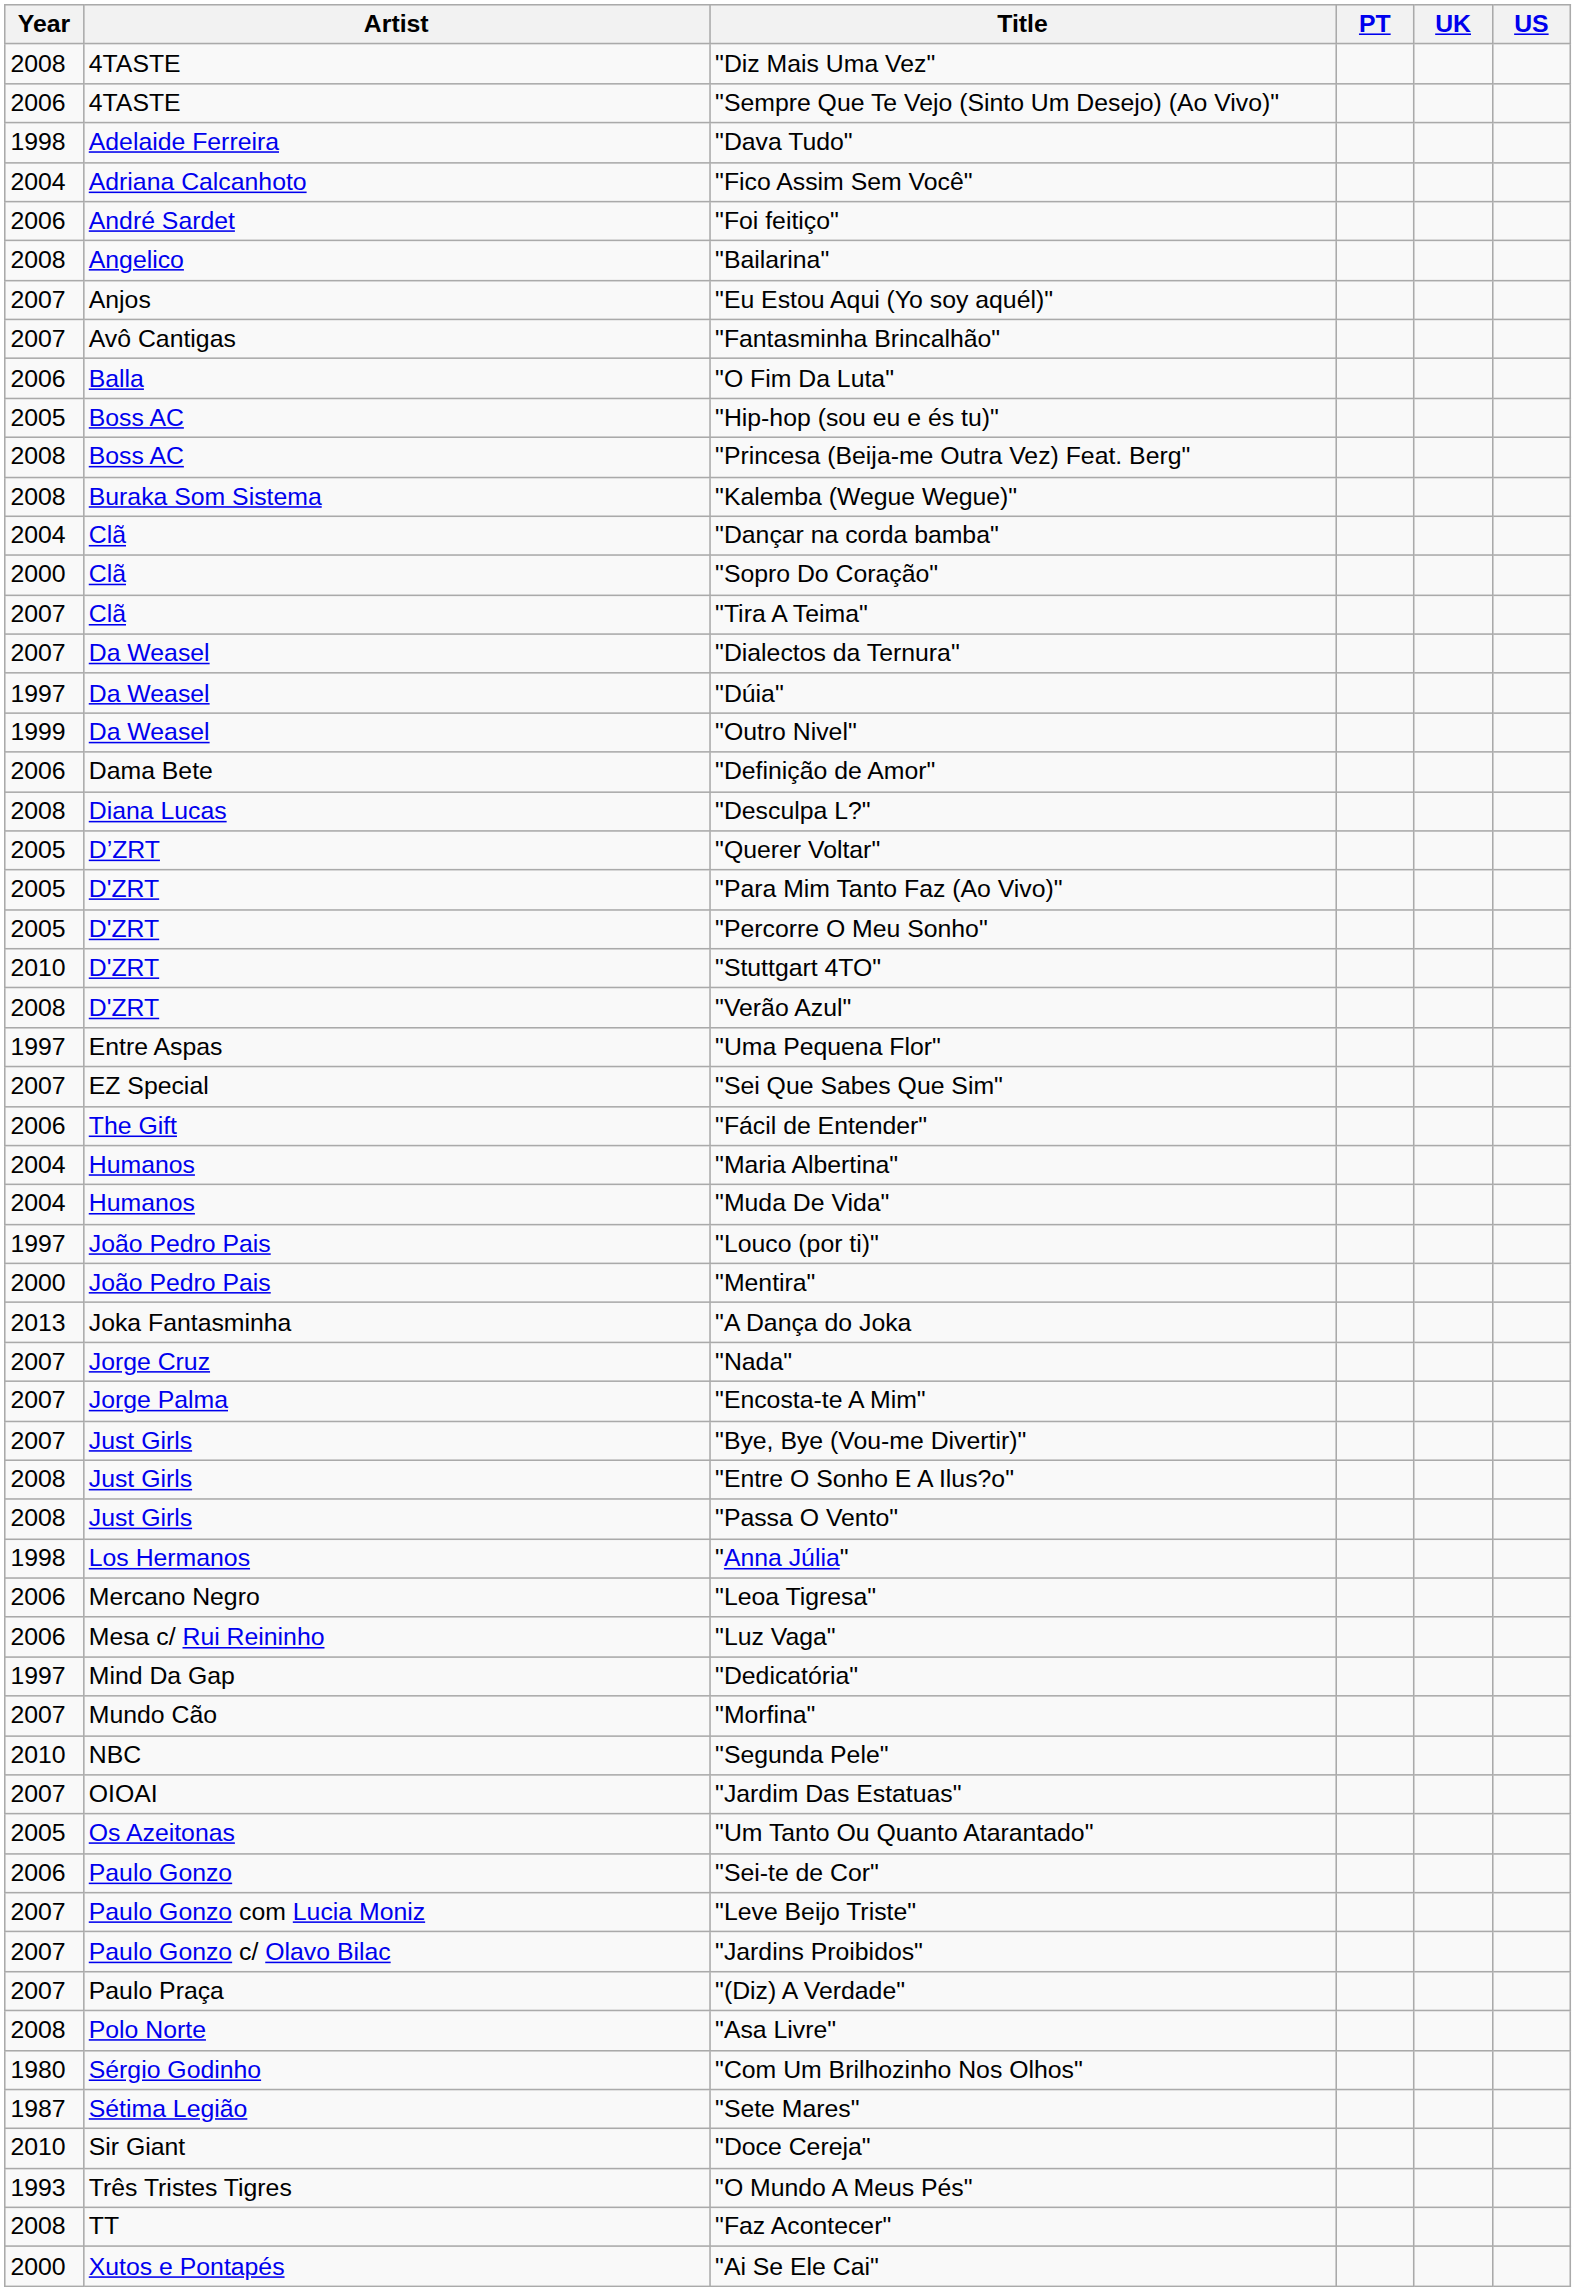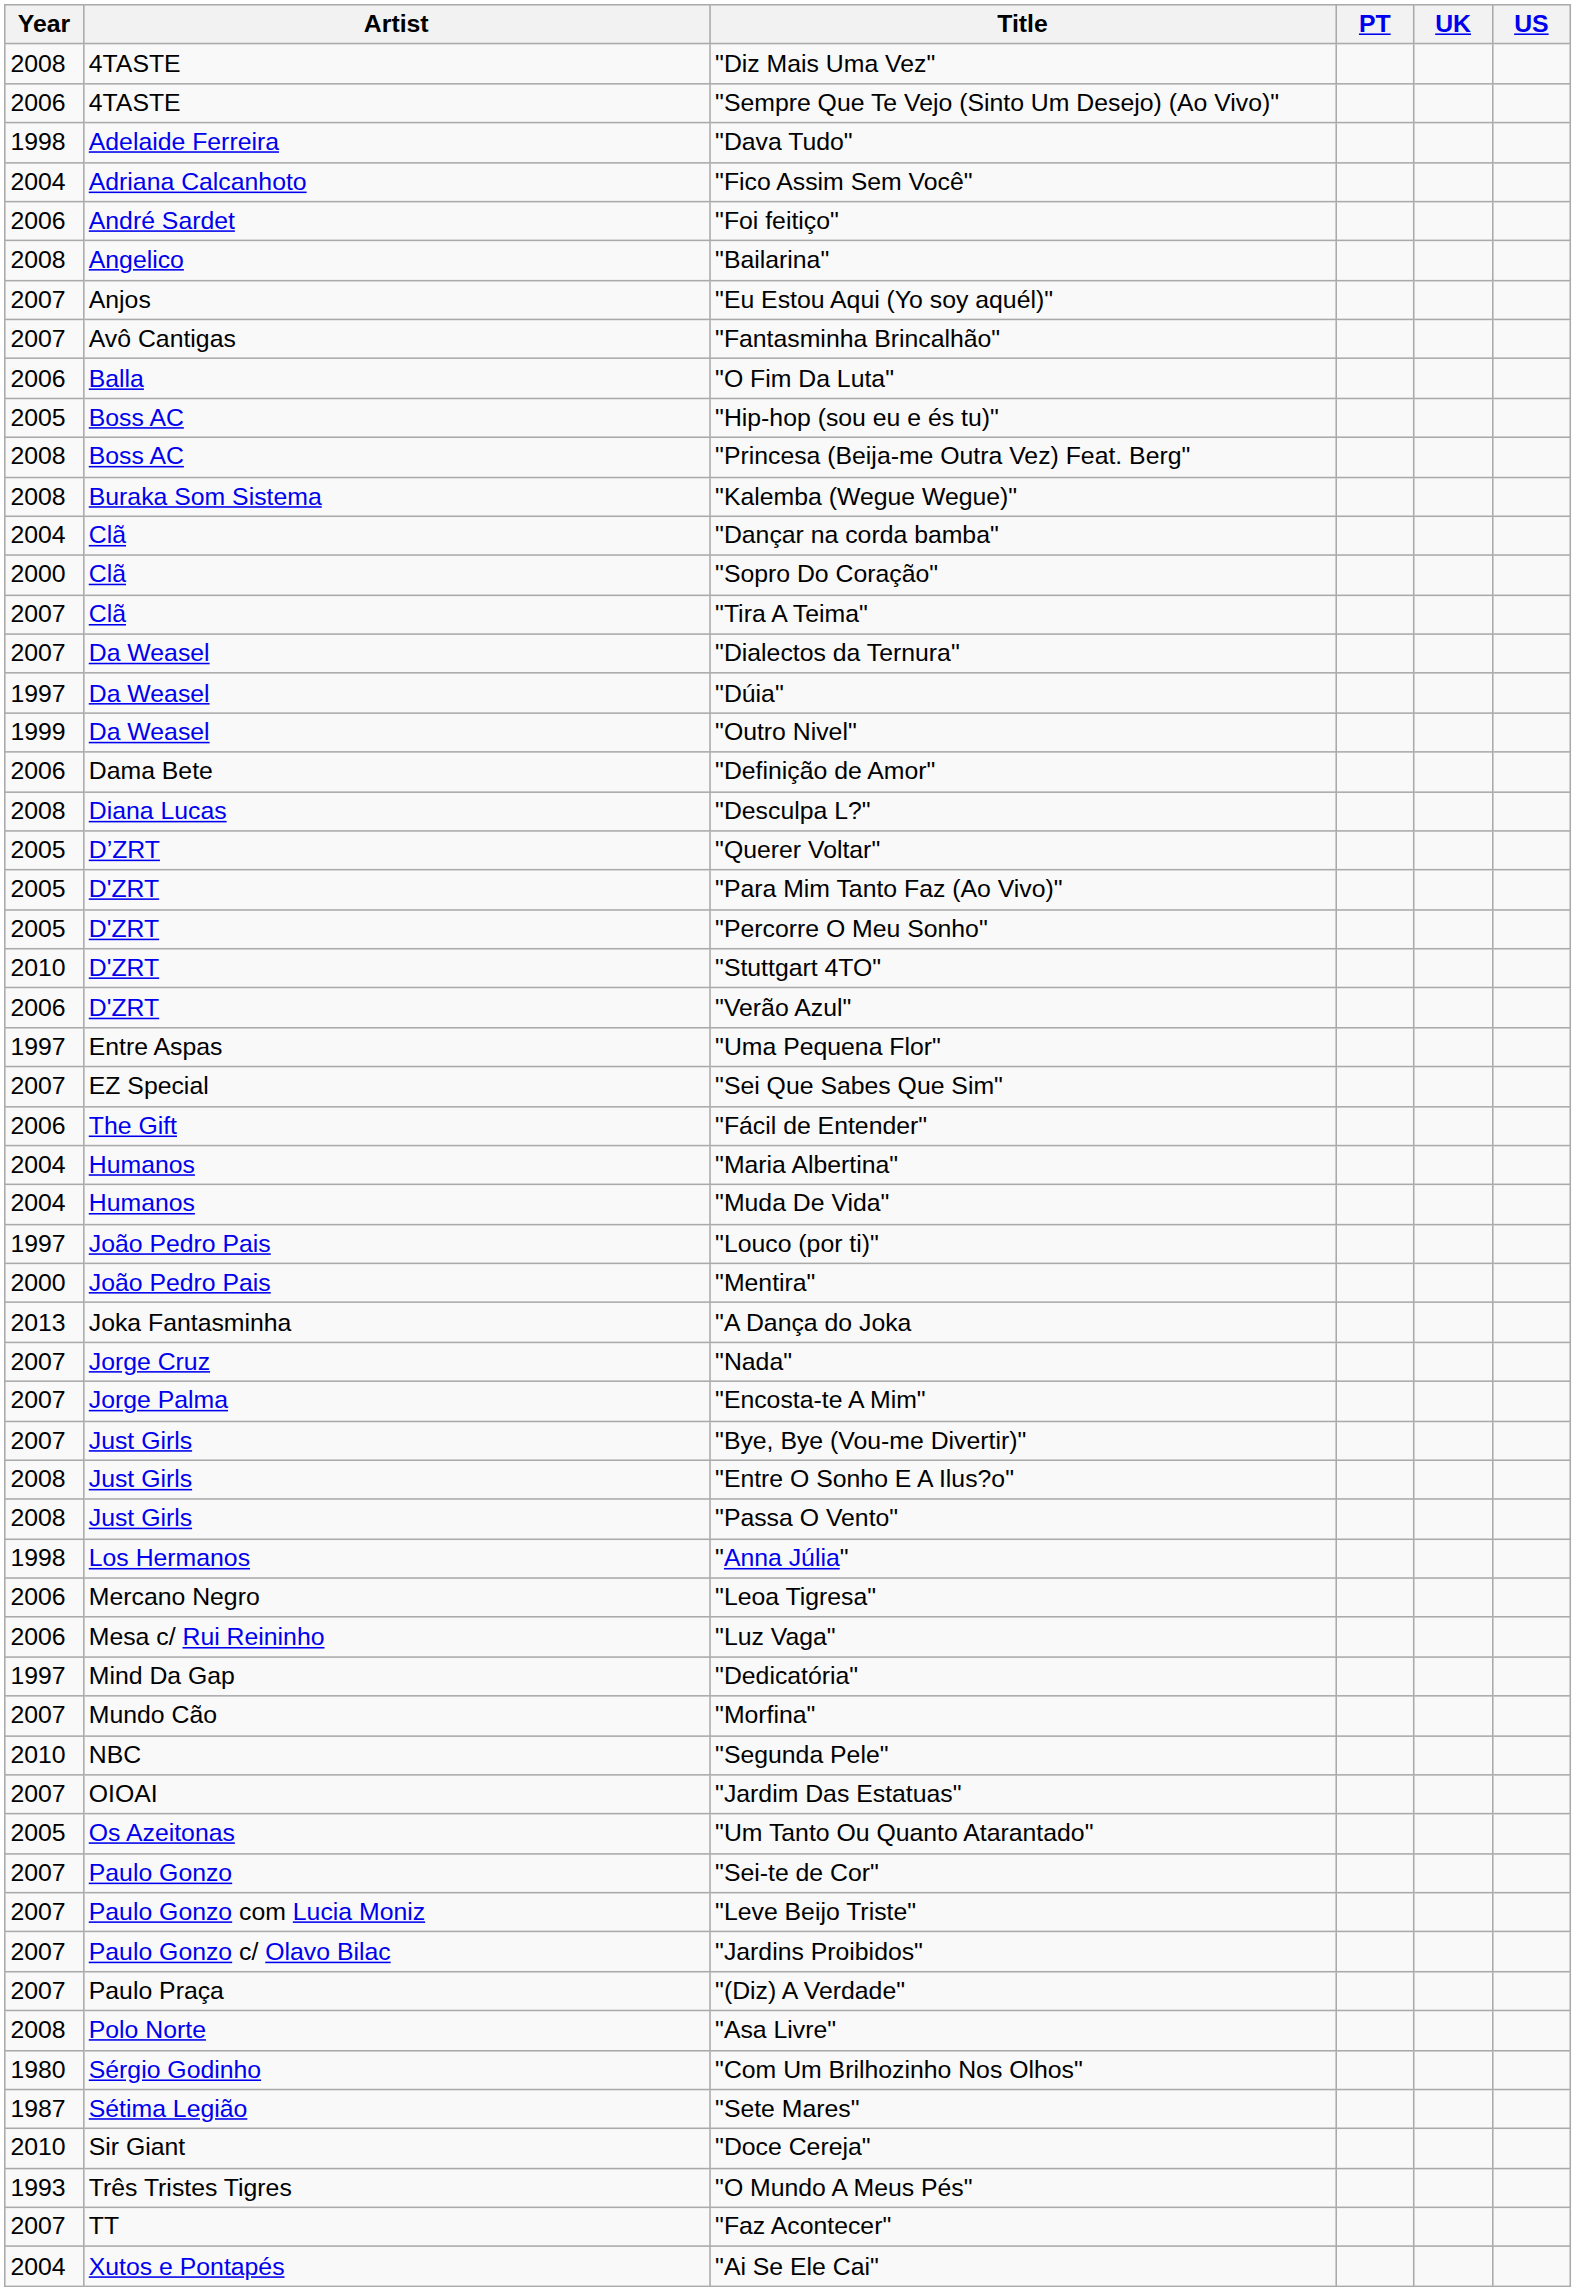(38, 1007) 2008 -> (38, 1007) 2006
(38, 1872) 2006 -> (38, 1872) 2007
(38, 2226) 2008 -> (38, 2226) 2007
(38, 2266) 2000 -> (38, 2266) 2004
